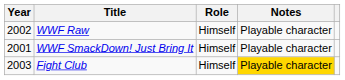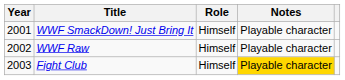rows swapped: (115, 48) <-> (63, 30)
